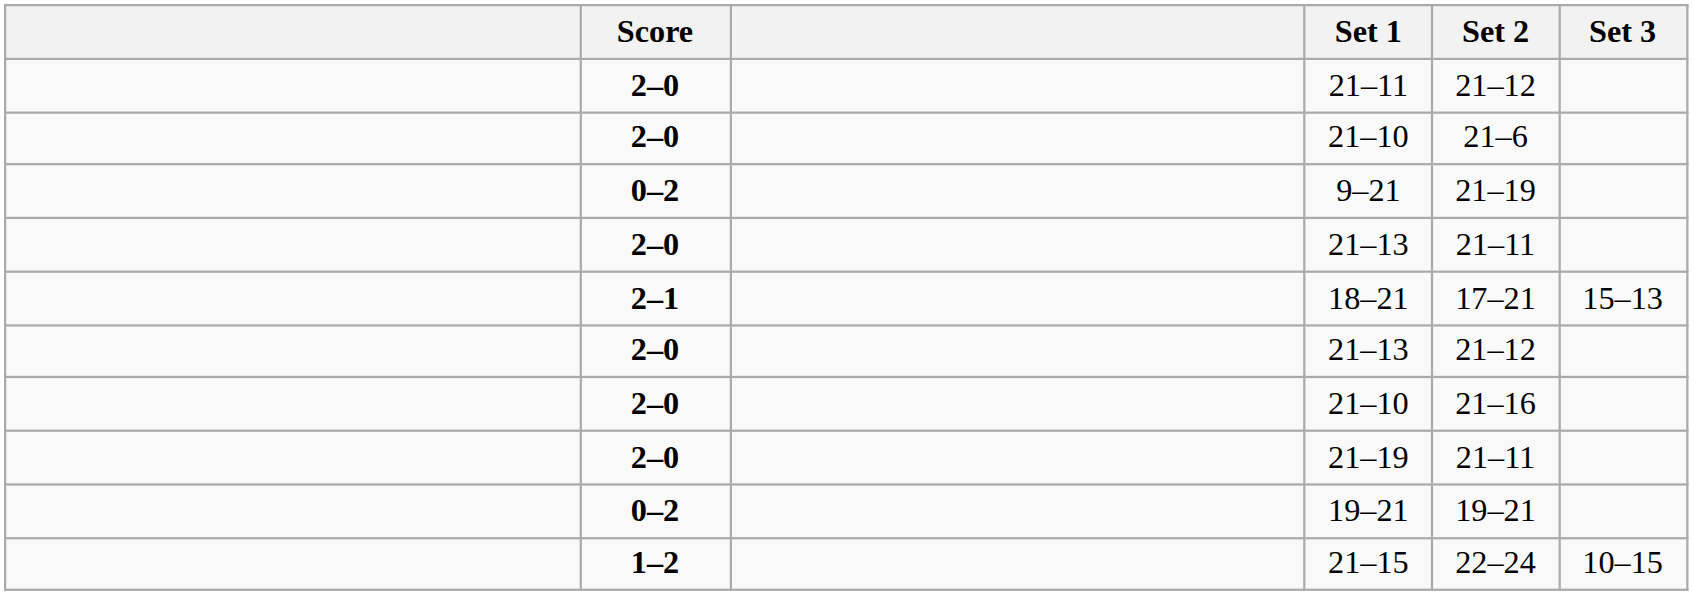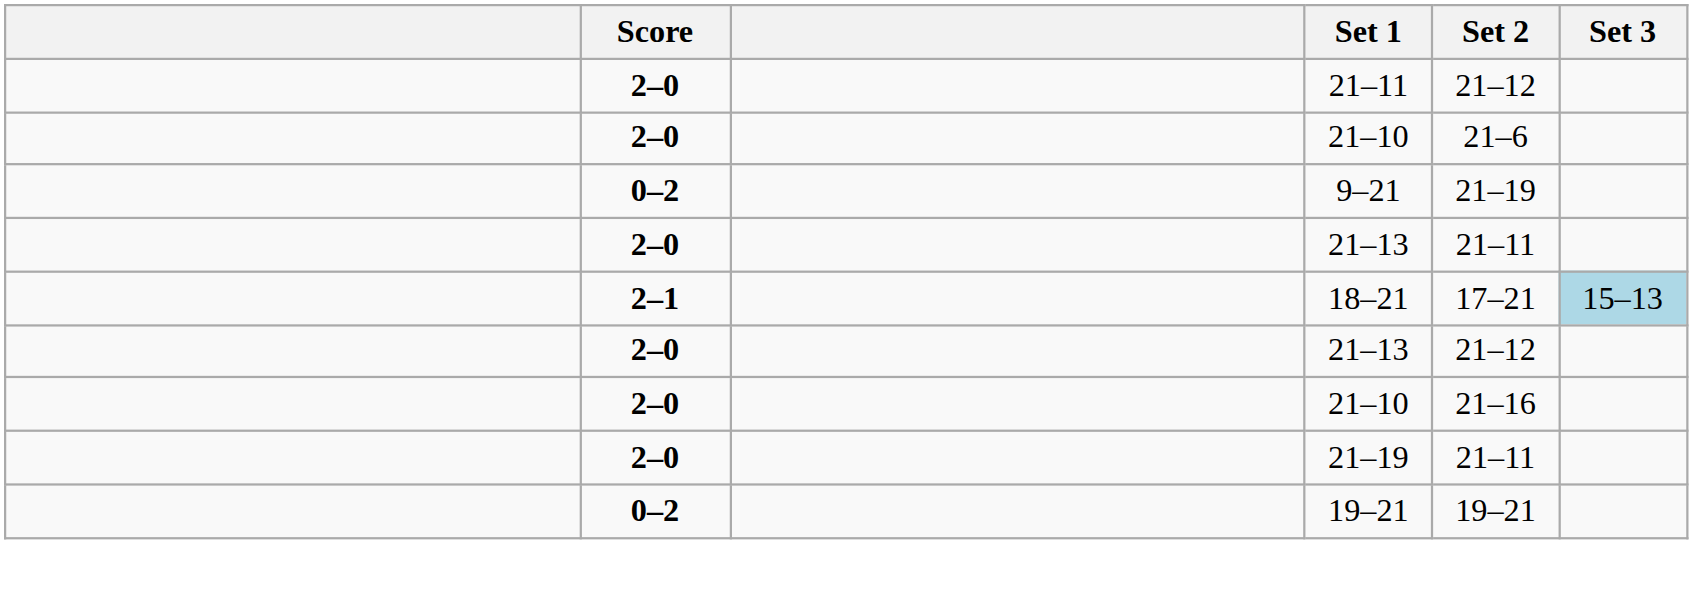(1623, 297) no background -> (1623, 297) lightblue background
- row: (655, 563)
